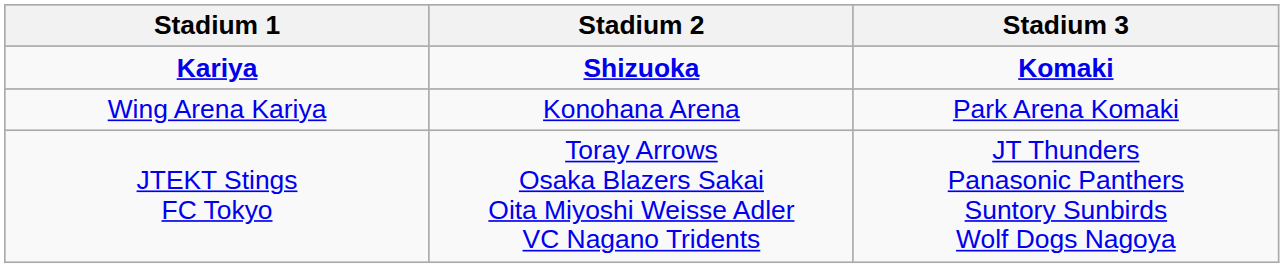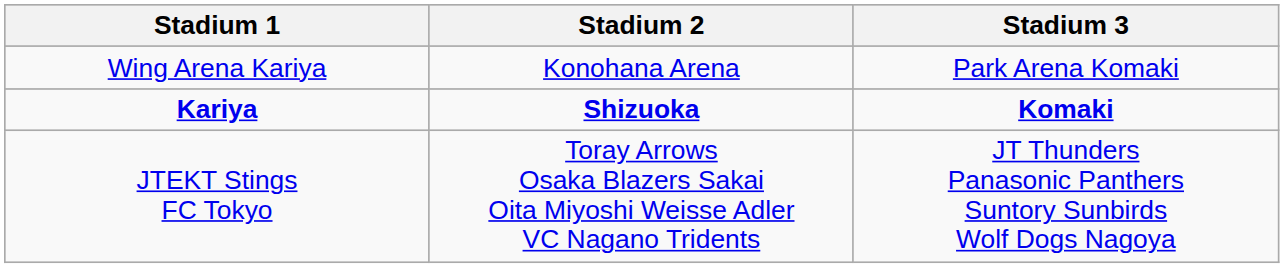rows swapped: (217, 67) <-> (217, 109)
